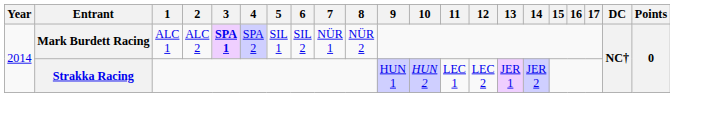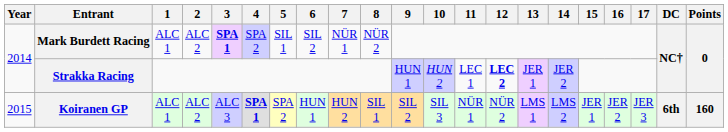(483, 75) normal -> (502, 75) bold
+ row: (93, 109)
